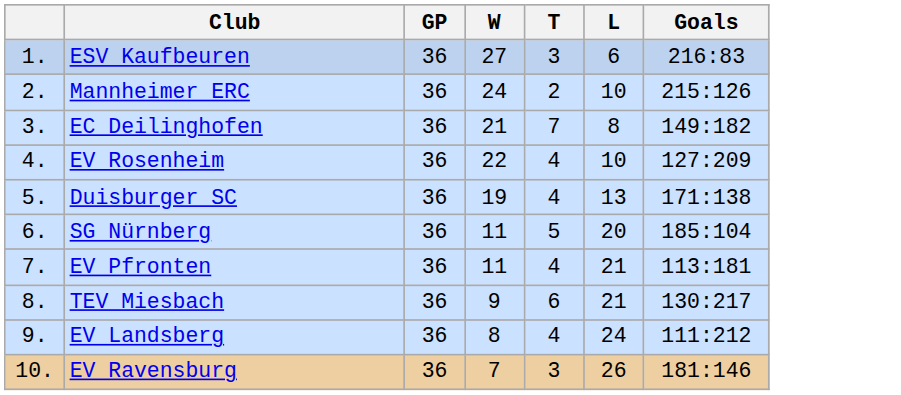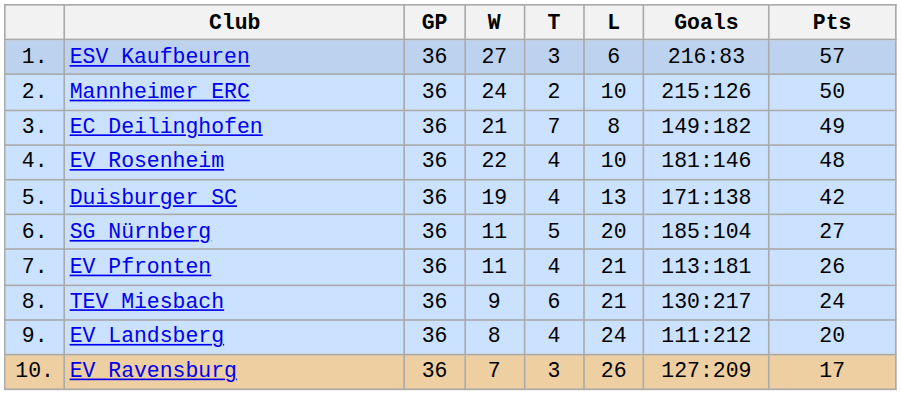+ column: (832, 22)
(706, 162) 127:209 -> (706, 162) 181:146
(706, 372) 181:146 -> (706, 372) 127:209
